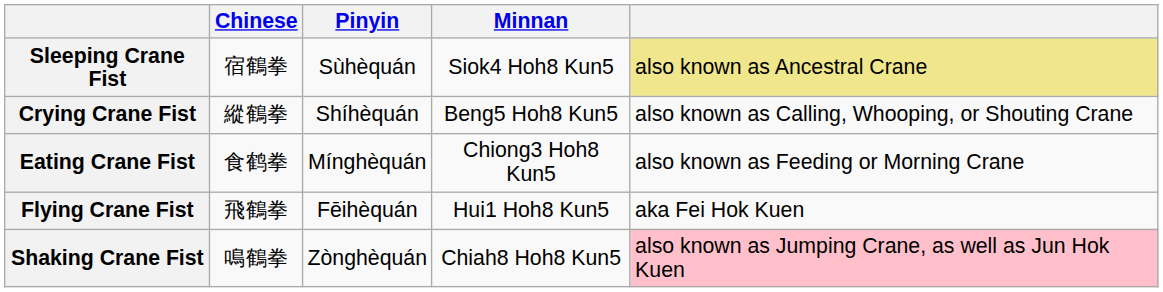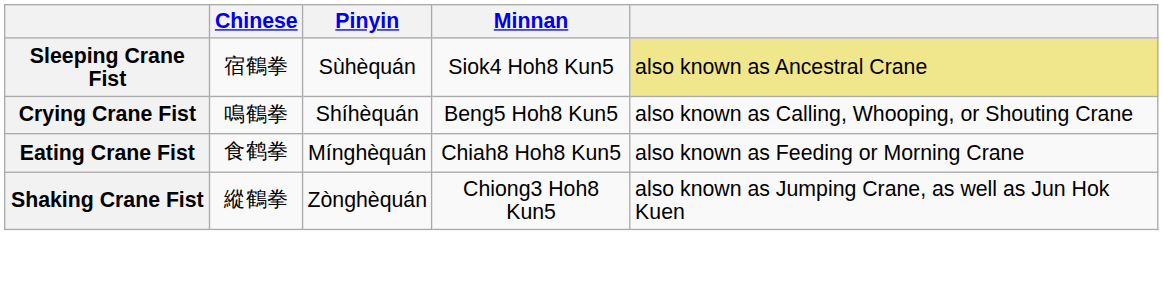(256, 114) 縱鶴拳 -> (256, 114) 鳴鶴拳
(531, 162) Chiong3 Hoh8 Kun5 -> (531, 152) Chiah8 Hoh8 Kun5
- row: (107, 210)
(256, 257) 鳴鶴拳 -> (256, 199) 縱鶴拳
(531, 257) Chiah8 Hoh8 Kun5 -> (531, 200) Chiong3 Hoh8 Kun5
(872, 257) pink background -> (872, 200) no background
